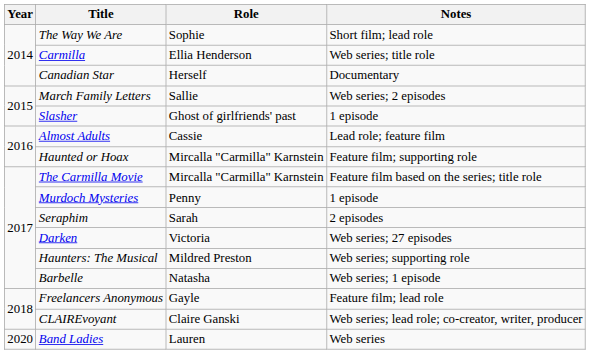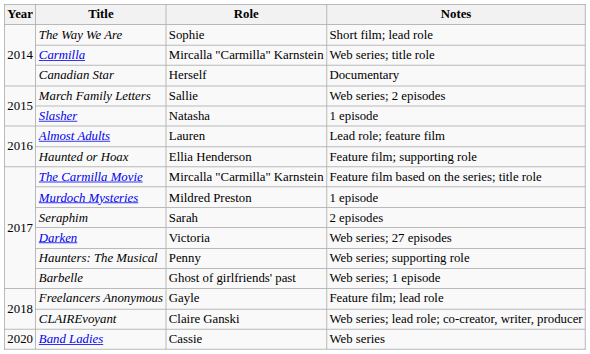(210, 55) Ellia Henderson -> (246, 55) Mircalla "Carmilla" Karnstein
(232, 116) Ghost of girlfriends' past -> (189, 116) Natasha
(186, 136) Cassie -> (187, 136) Lauren
(246, 156) Mircalla "Carmilla" Karnstein -> (210, 156) Ellia Henderson
(185, 197) Penny -> (210, 197) Mildred Preston
(210, 258) Mildred Preston -> (185, 258) Penny
(189, 278) Natasha -> (232, 278) Ghost of girlfriends' past
(187, 339) Lauren -> (186, 339) Cassie
